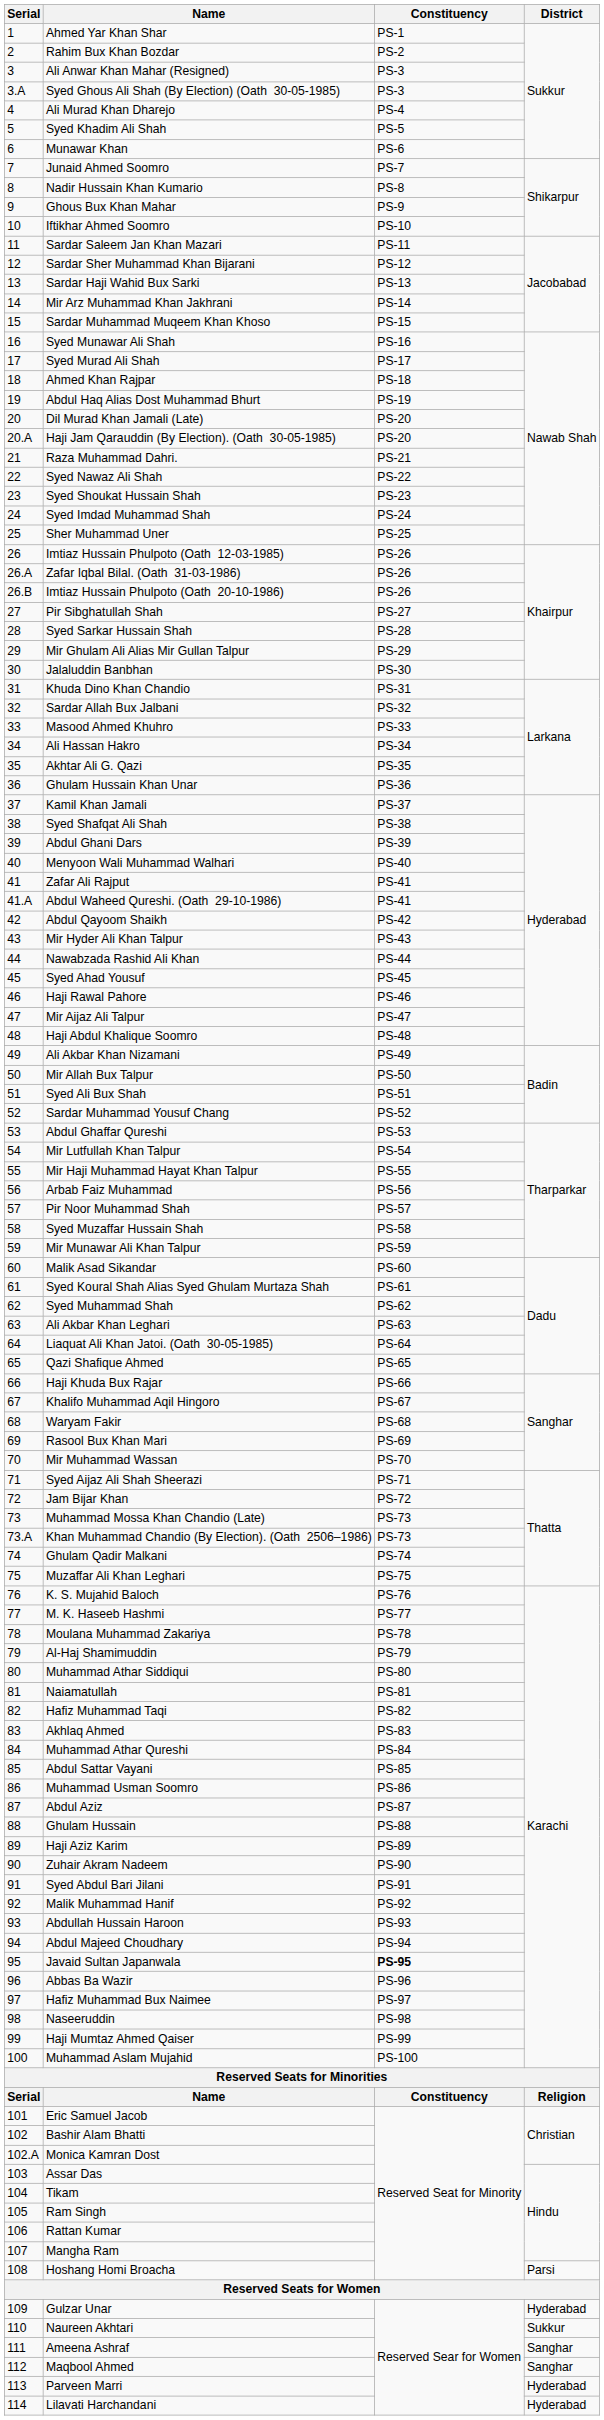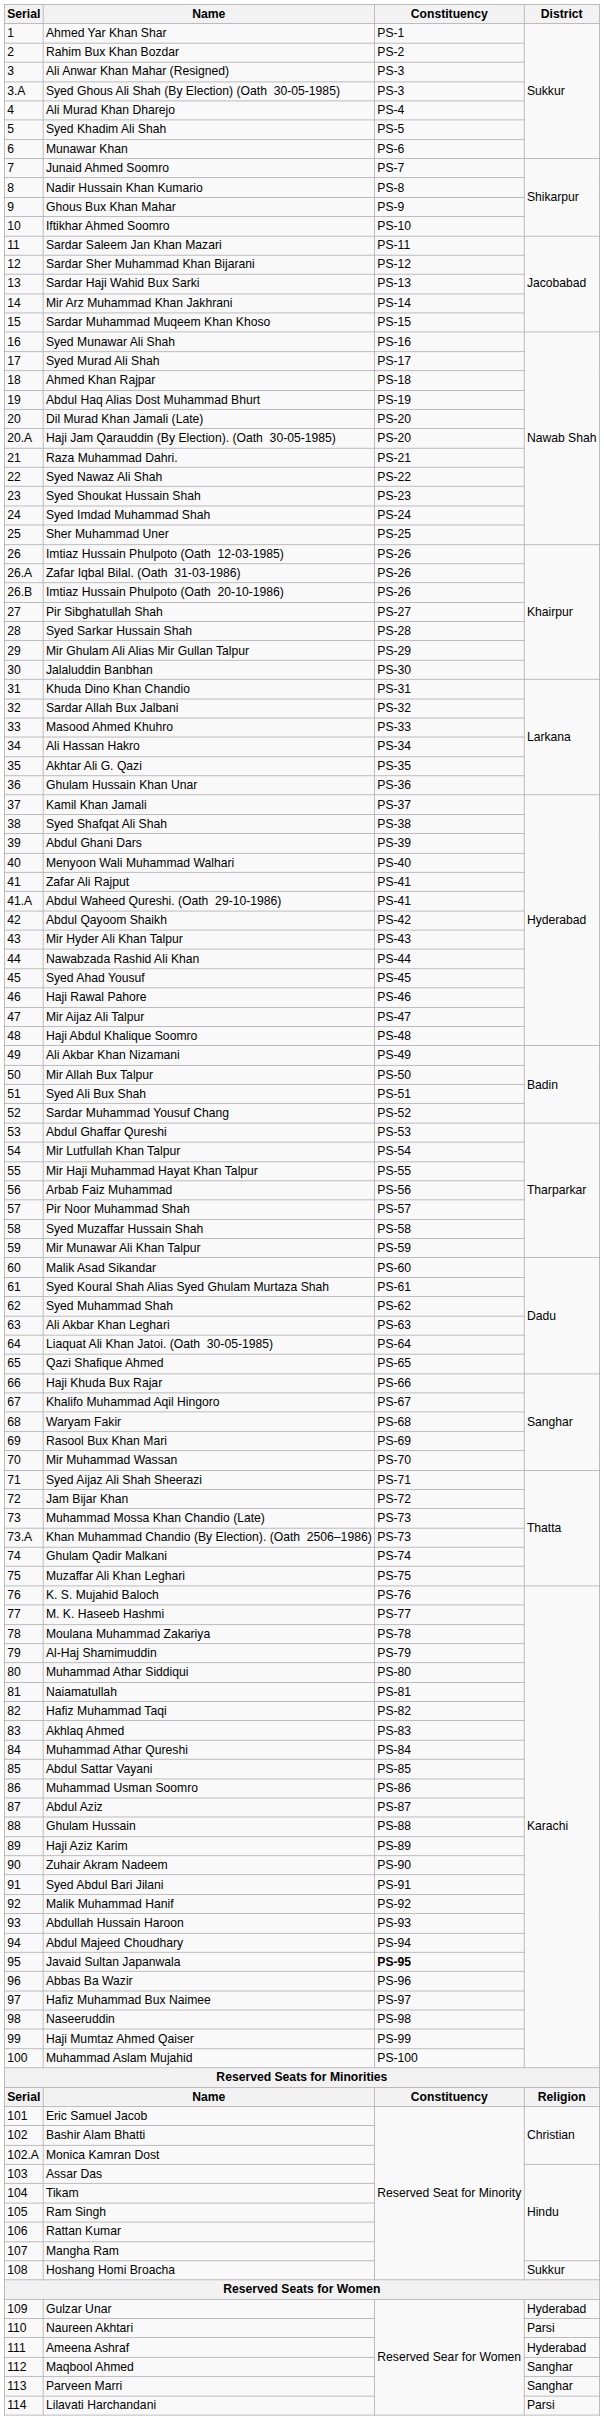(541, 2270) Parsi -> (546, 2270) Sukkur
(546, 2328) Sukkur -> (541, 2328) Parsi
(550, 2347) Sanghar -> (557, 2347) Hyderabad
(557, 2386) Hyderabad -> (550, 2386) Sanghar
(557, 2405) Hyderabad -> (541, 2405) Parsi
